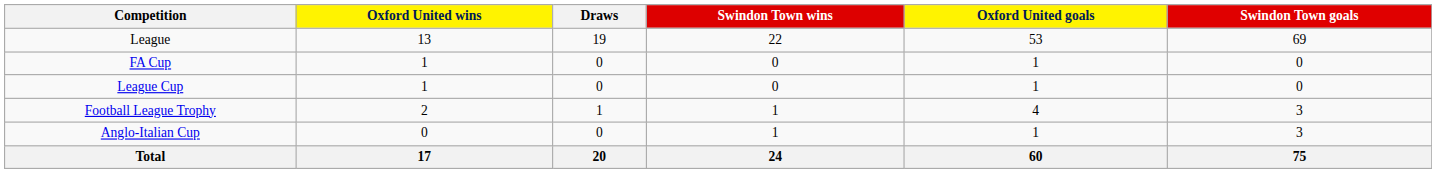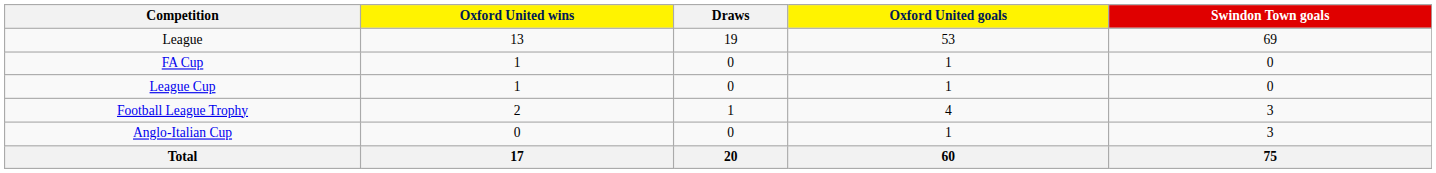- column: (775, 16)
